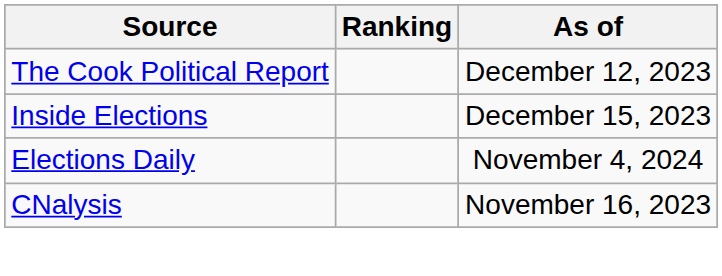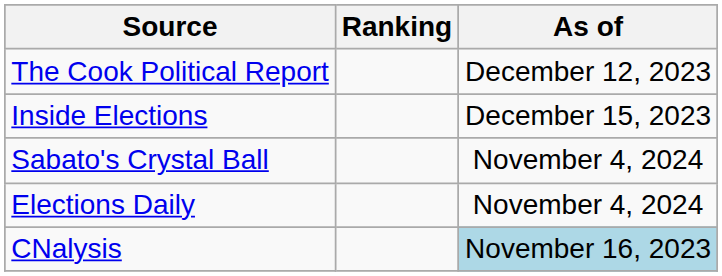+ row: (140, 159)
(588, 204) no background -> (588, 248) lightblue background
